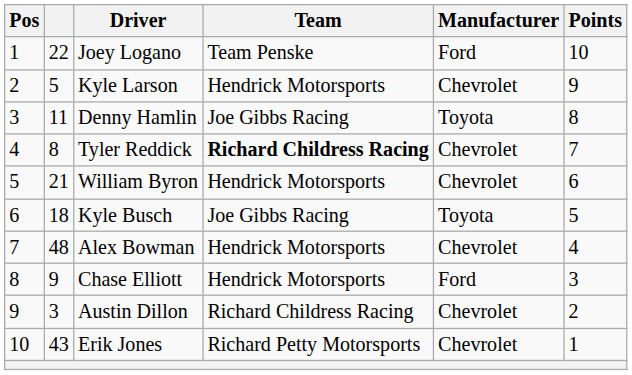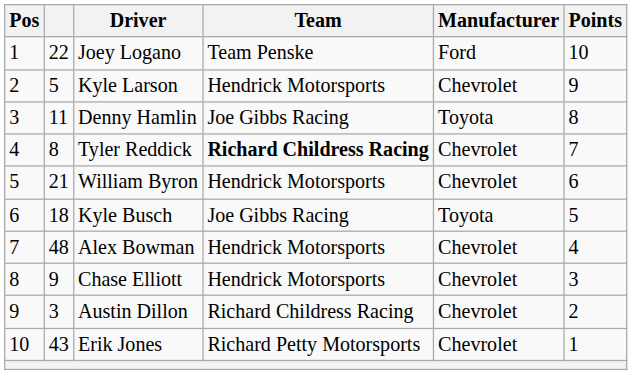(457, 278) Ford -> (478, 278) Chevrolet
